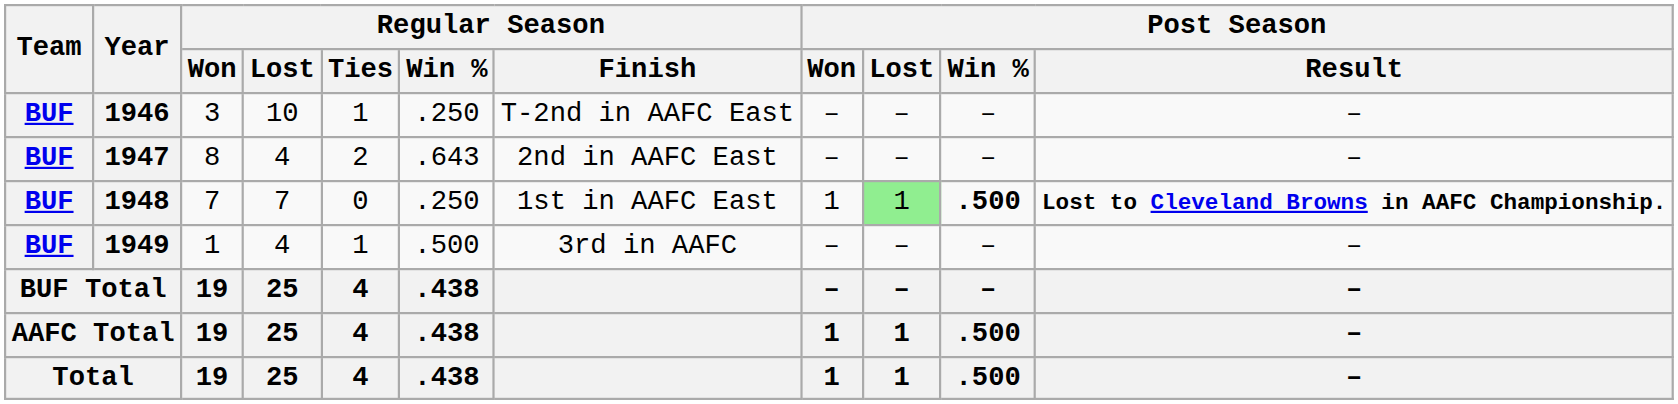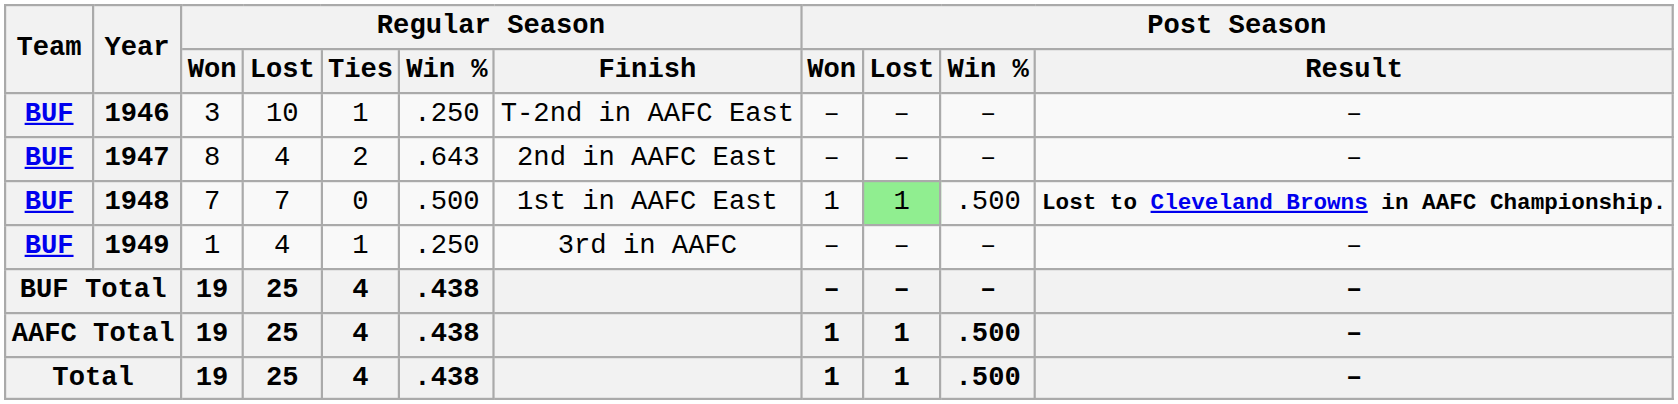(447, 203) .250 -> (447, 203) .500
(988, 203) bold -> (988, 203) normal
(447, 247) .500 -> (447, 247) .250
